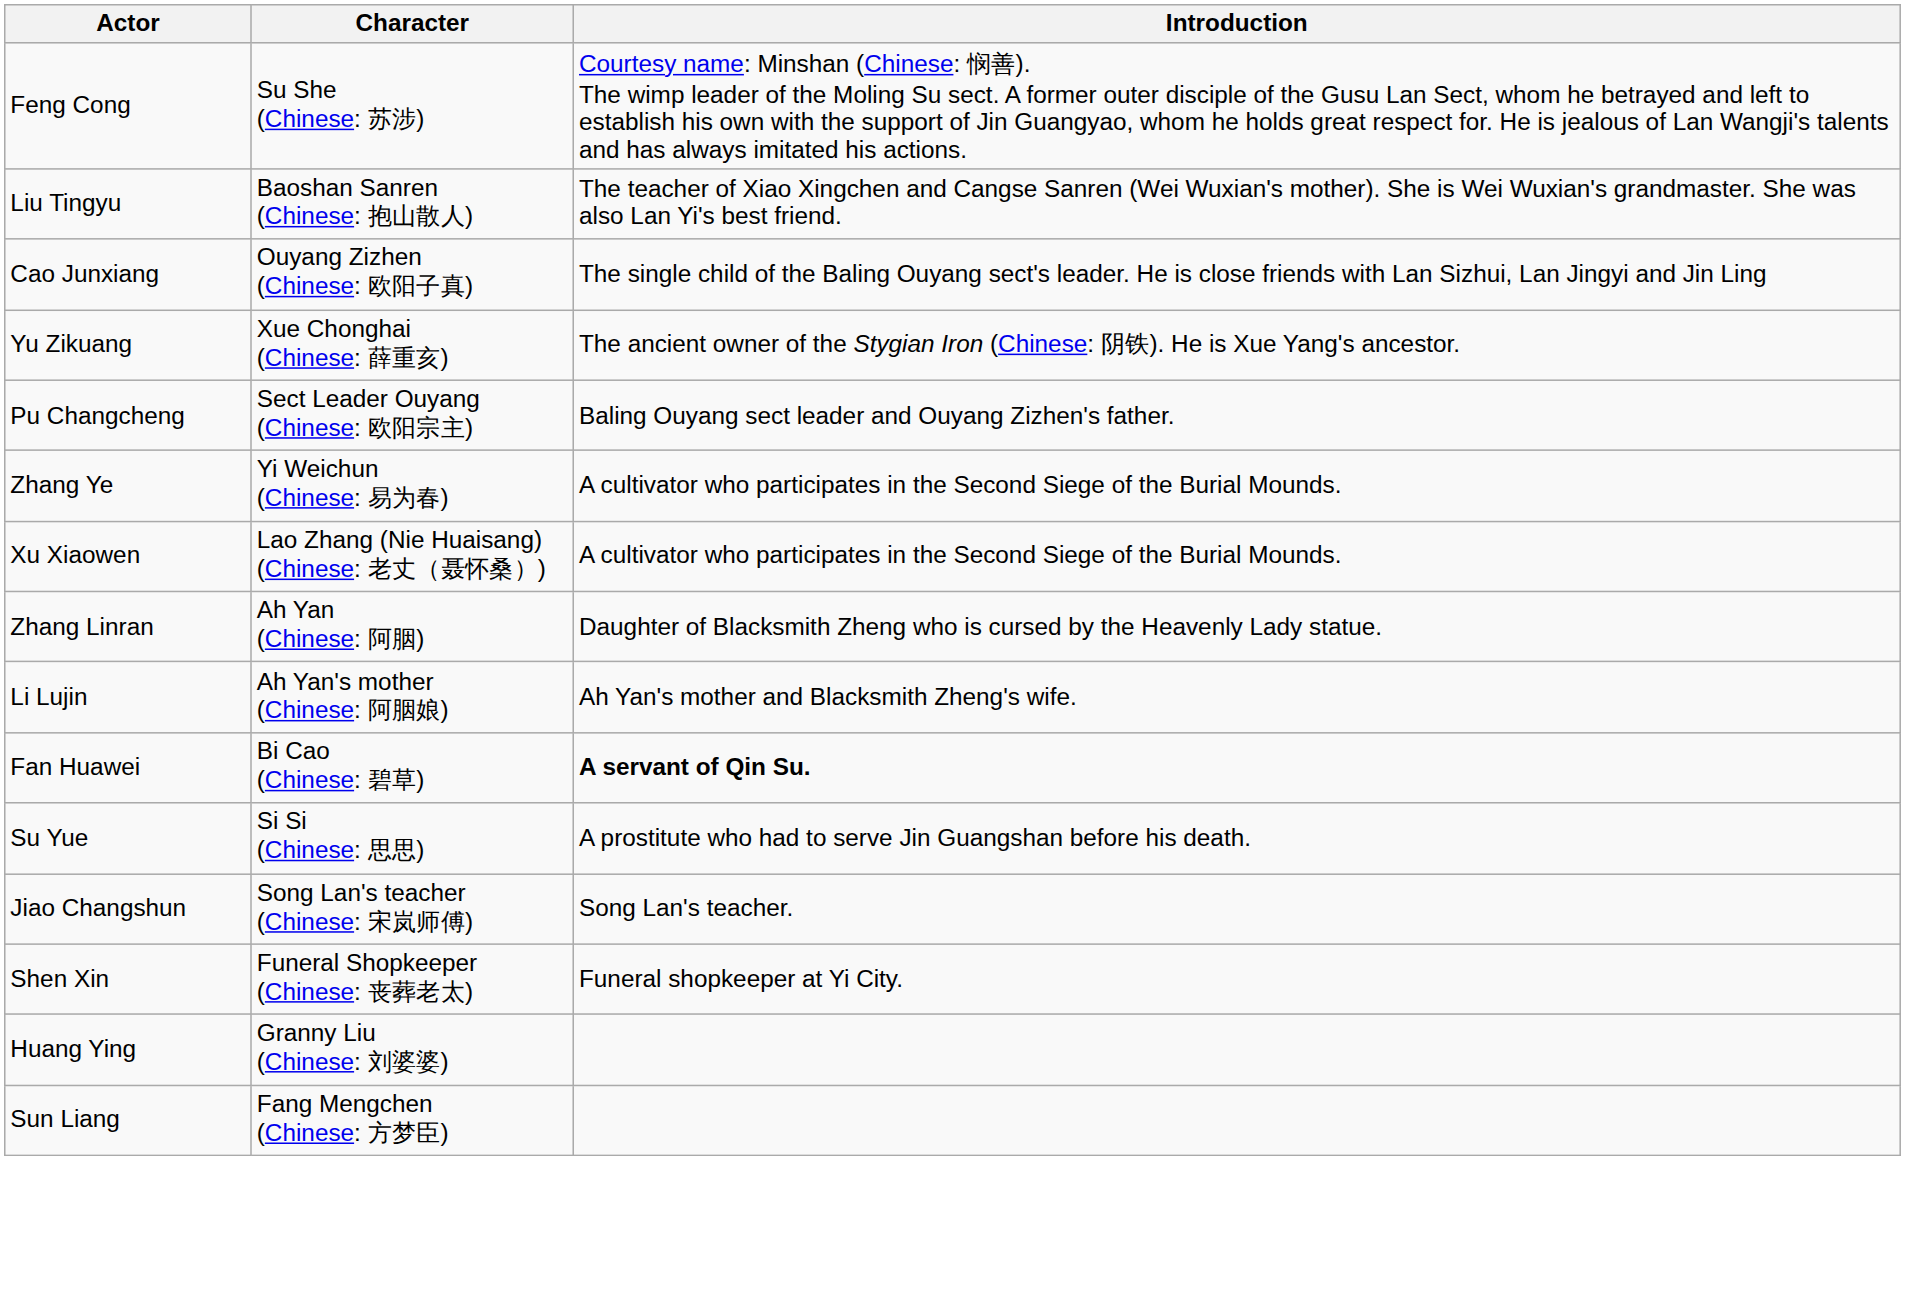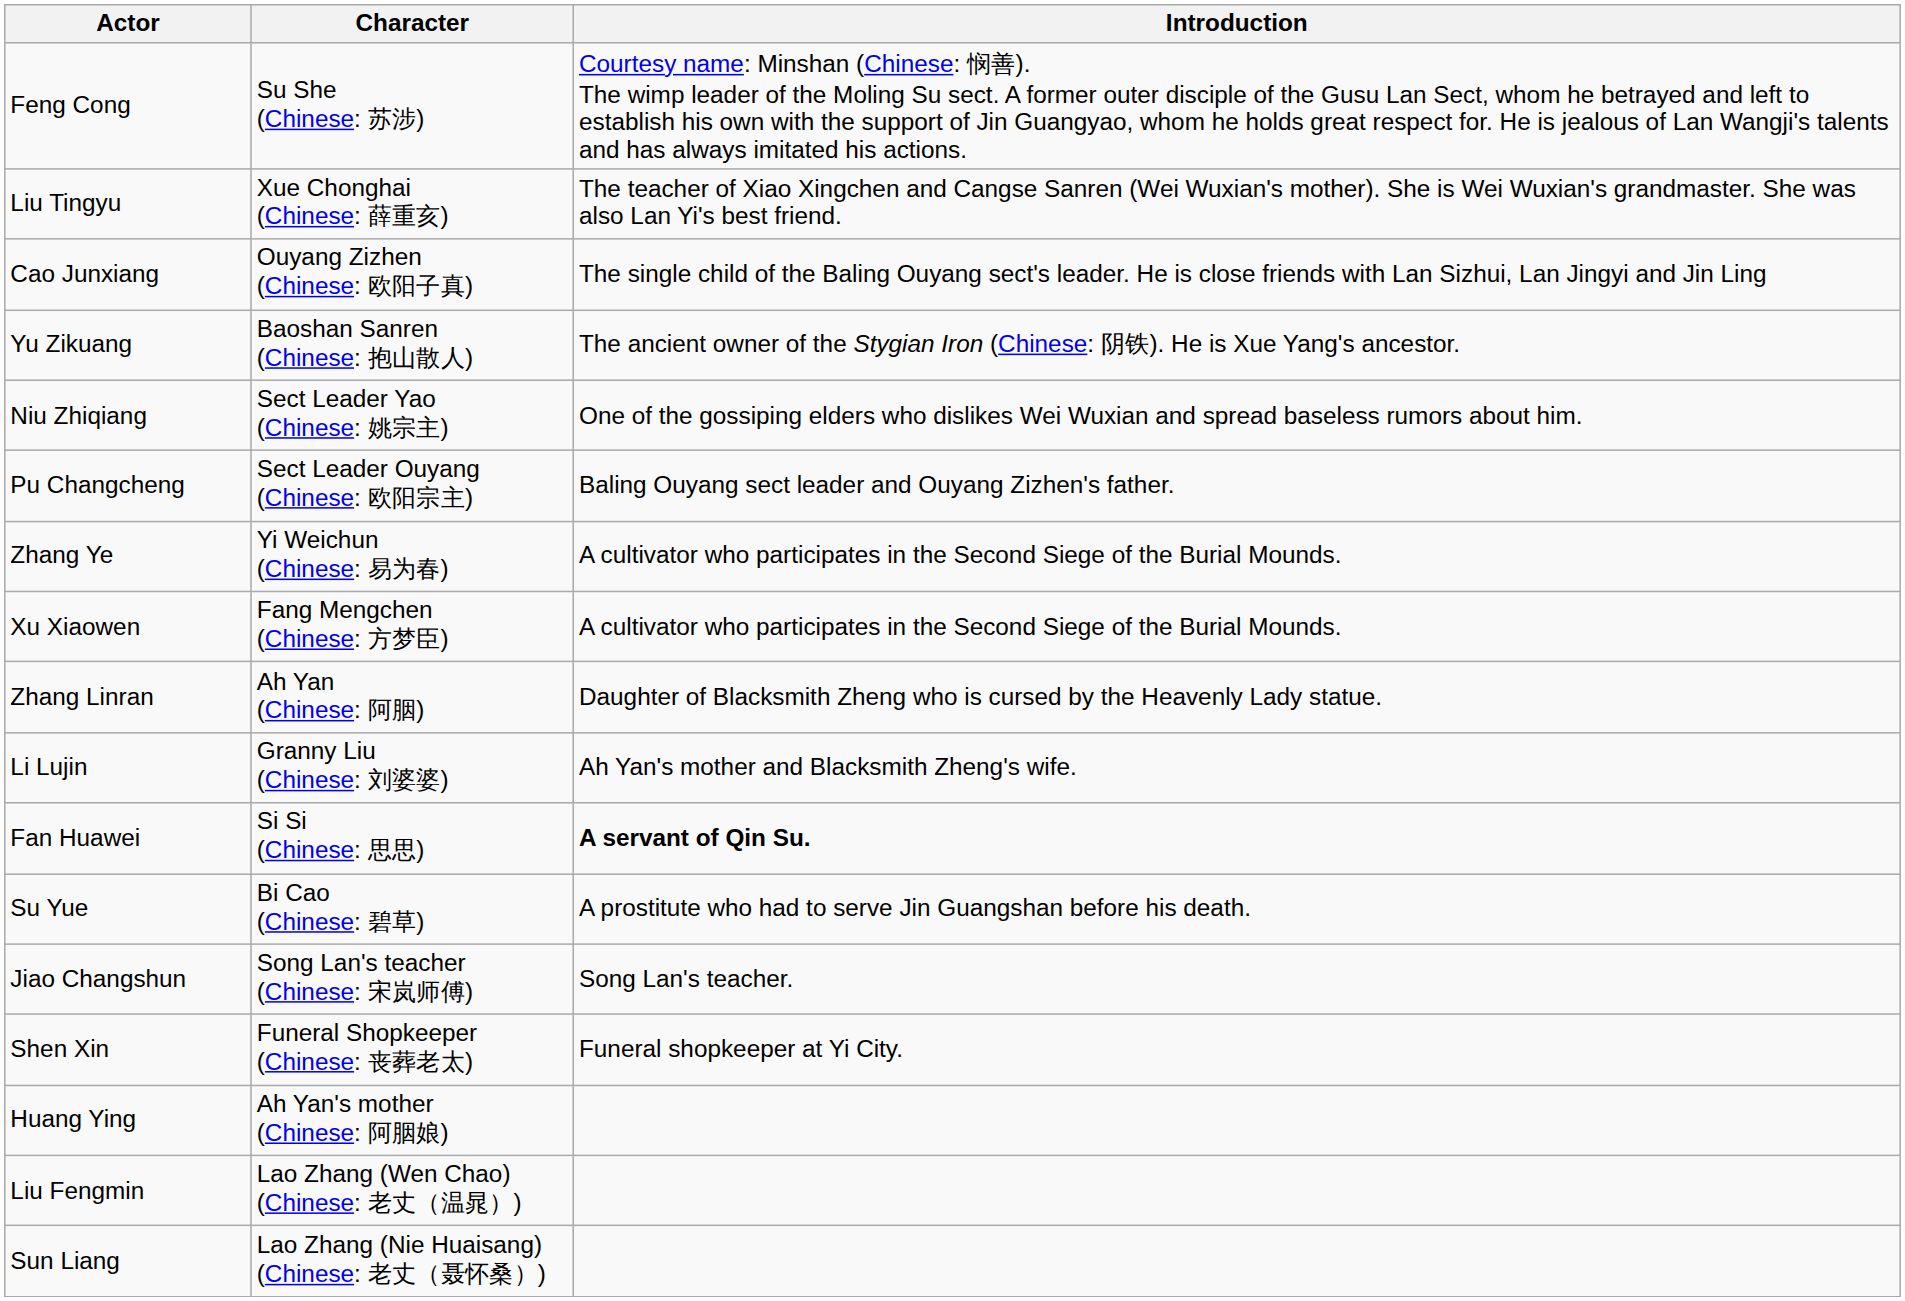(365, 202) Baoshan Sanren (Chinese: 抱山散人) -> (353, 202) Xue Chonghai (Chinese: 薛重亥)
(353, 342) Xue Chonghai (Chinese: 薛重亥) -> (365, 342) Baoshan Sanren (Chinese: 抱山散人)
+ row: (79, 414)
(401, 554) Lao Zhang (Nie Huaisang) (Chinese: 老丈（聂怀桑）) -> (353, 624) Fang Mengchen (Chinese: 方梦臣)
(353, 695) Ah Yan's mother (Chinese: 阿胭娘) -> (353, 765) Granny Liu (Chinese: 刘婆婆)
(341, 765) Bi Cao (Chinese: 碧草) -> (341, 836) Si Si (Chinese: 思思)
(341, 836) Si Si (Chinese: 思思) -> (341, 906) Bi Cao (Chinese: 碧草)
(353, 1047) Granny Liu (Chinese: 刘婆婆) -> (353, 1118) Ah Yan's mother (Chinese: 阿胭娘)
+ row: (77, 1190)
(353, 1118) Fang Mengchen (Chinese: 方梦臣) -> (401, 1259) Lao Zhang (Nie Huaisang) (Chinese: 老丈（聂怀桑）)
